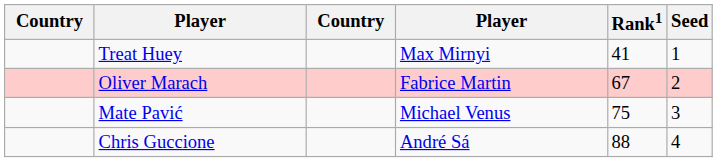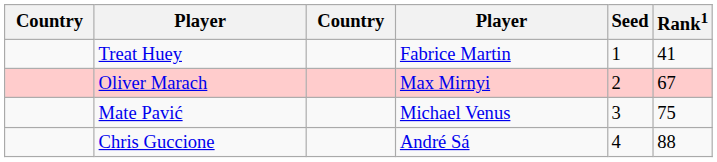columns swapped: (637, 21) <-> (690, 21)
(445, 53) Max Mirnyi -> (455, 53) Fabrice Martin
(455, 83) Fabrice Martin -> (445, 83) Max Mirnyi
